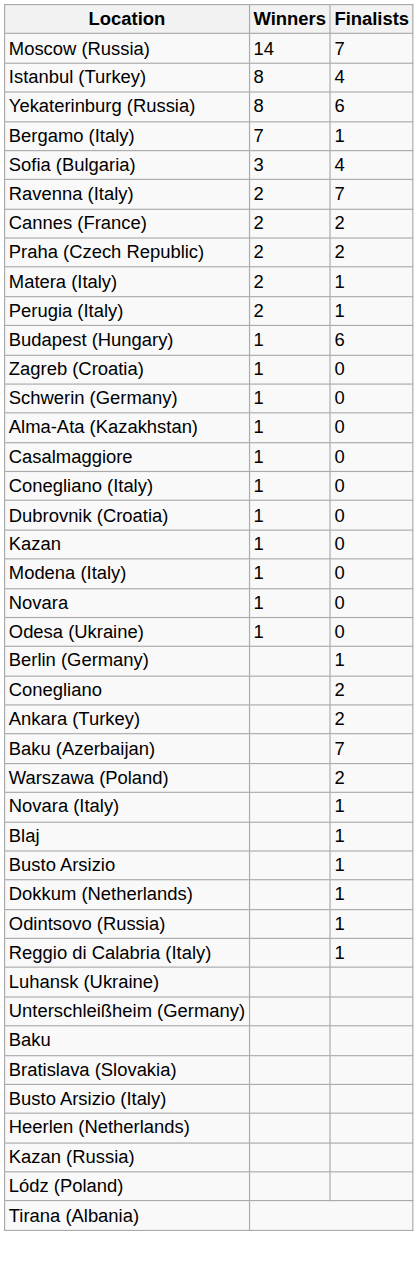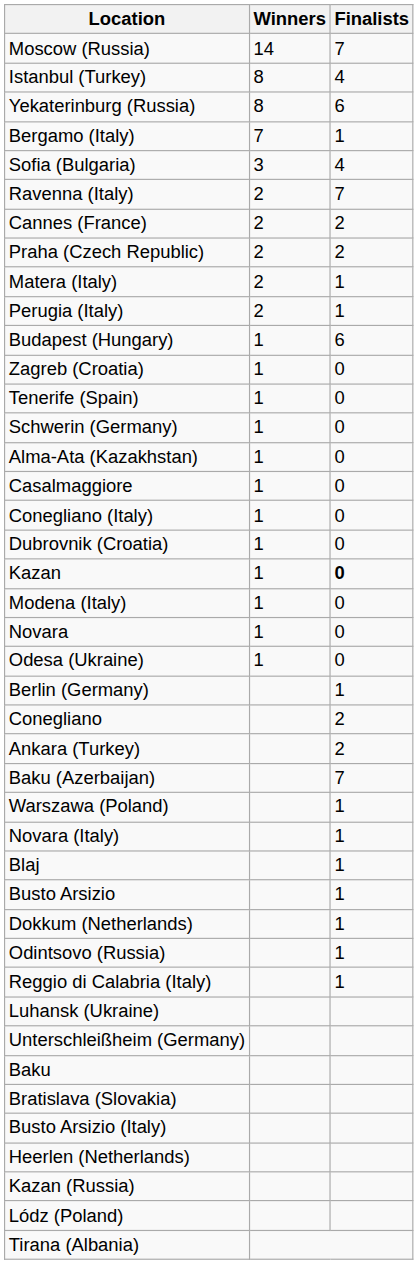+ row: (74, 398)
(340, 544) normal -> (340, 573) bold
(340, 777) 2 -> (340, 806) 1
